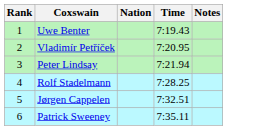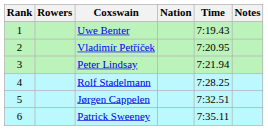+ column: (55, 13)
